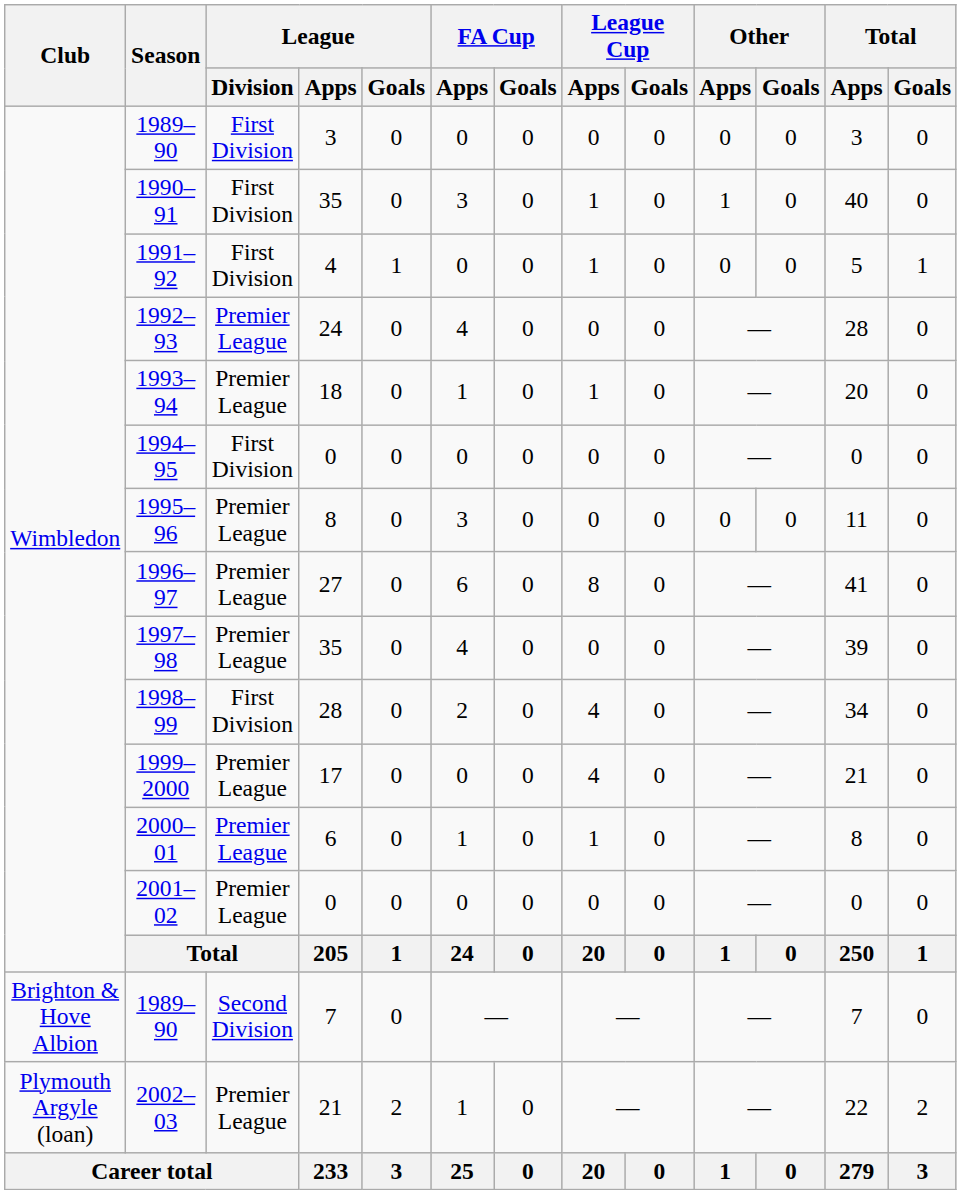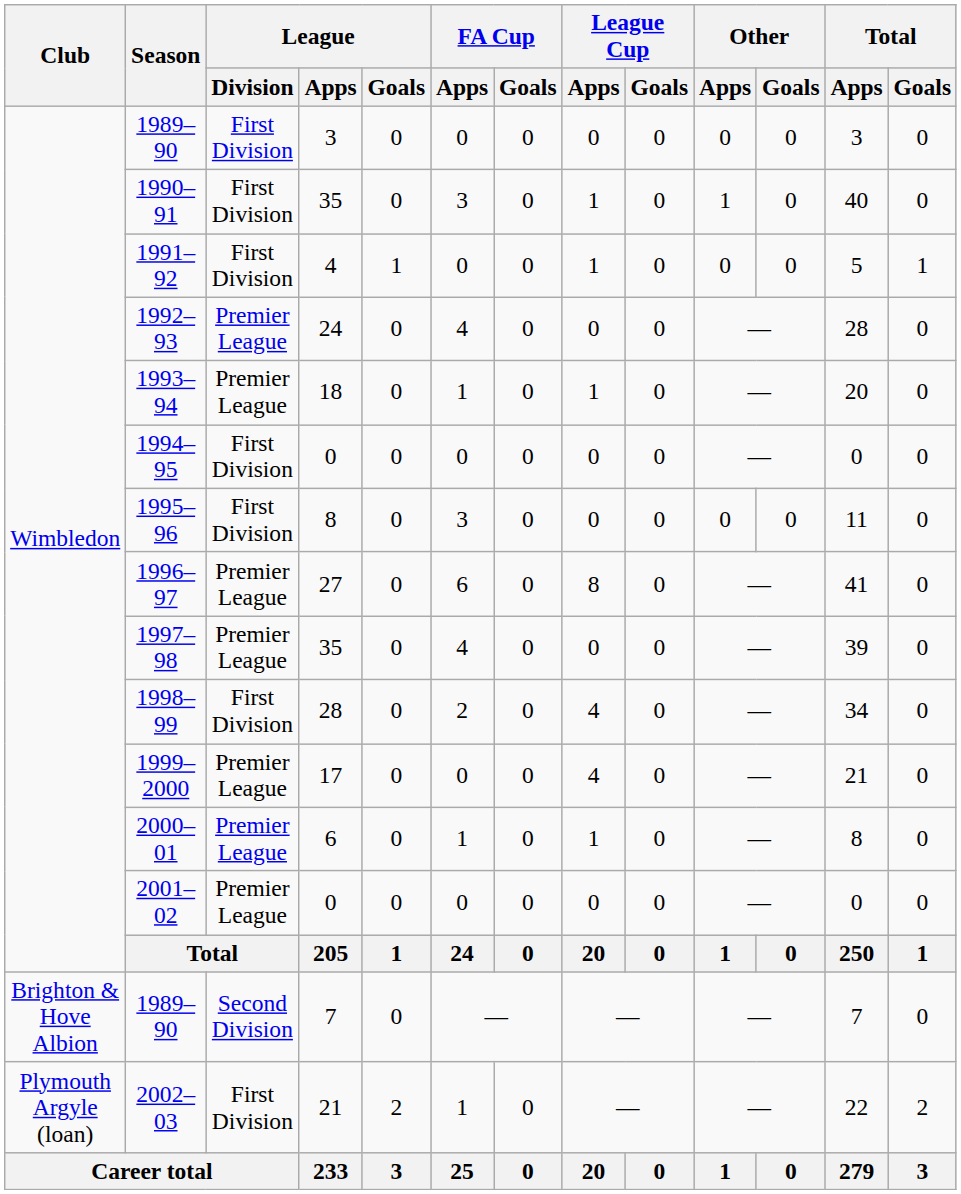(252, 520) Premier League -> (252, 520) First Division
(252, 1107) Premier League -> (252, 1107) First Division
